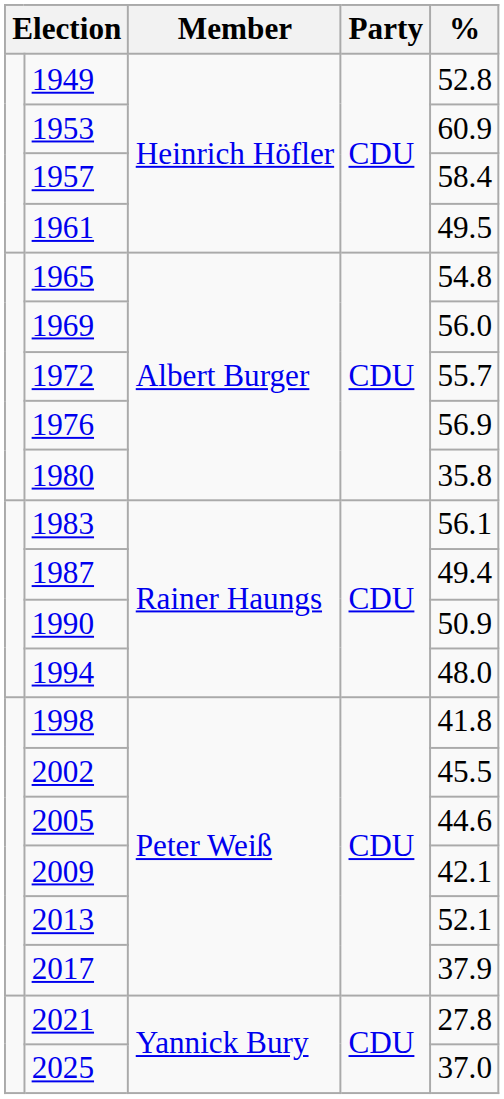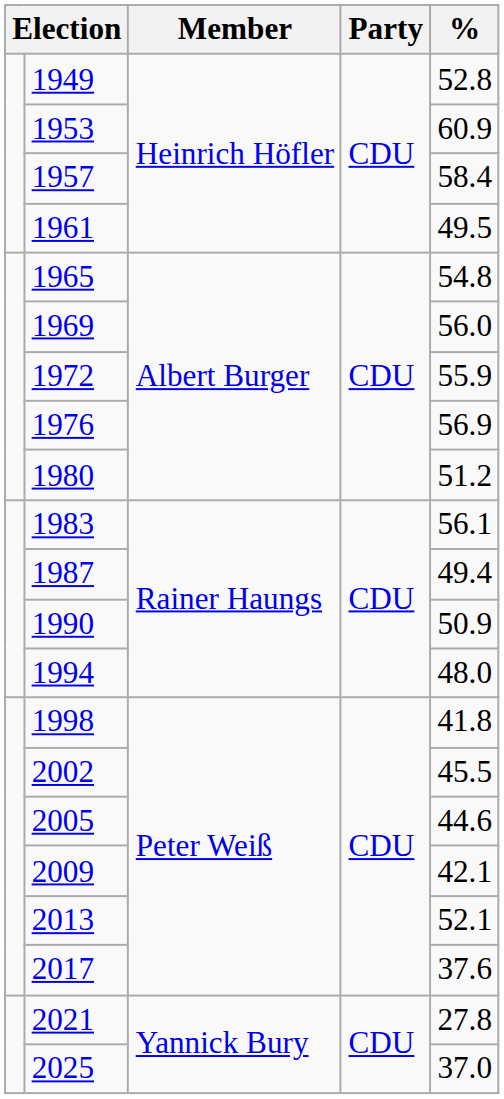(465, 375) 55.7 -> (465, 375) 55.9
(465, 474) 35.8 -> (465, 474) 51.2
(465, 969) 37.9 -> (465, 969) 37.6
